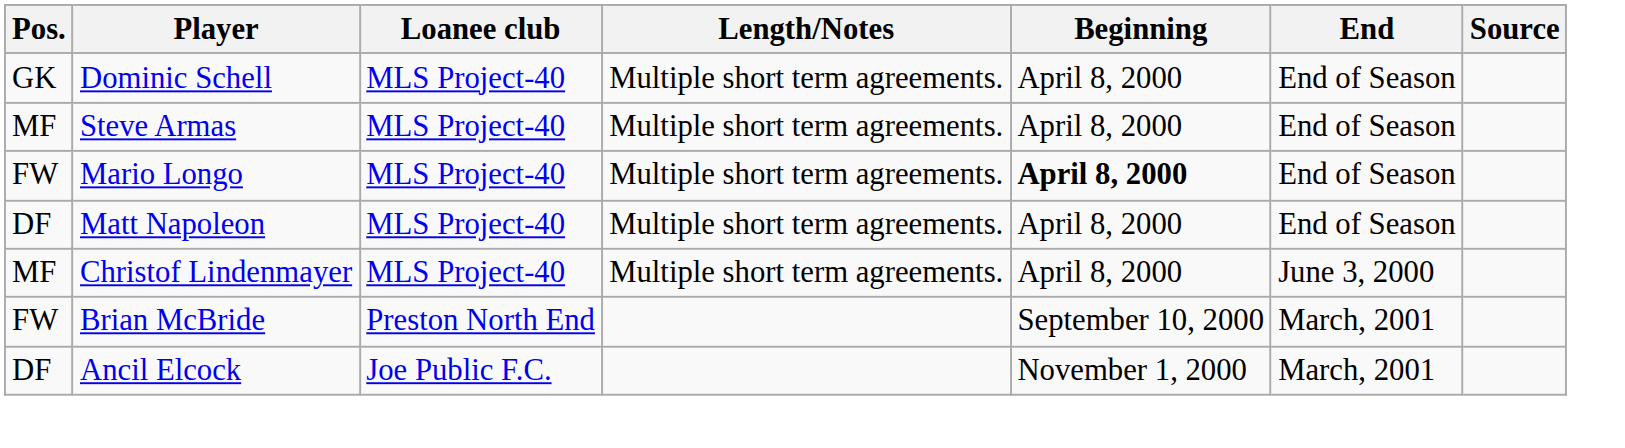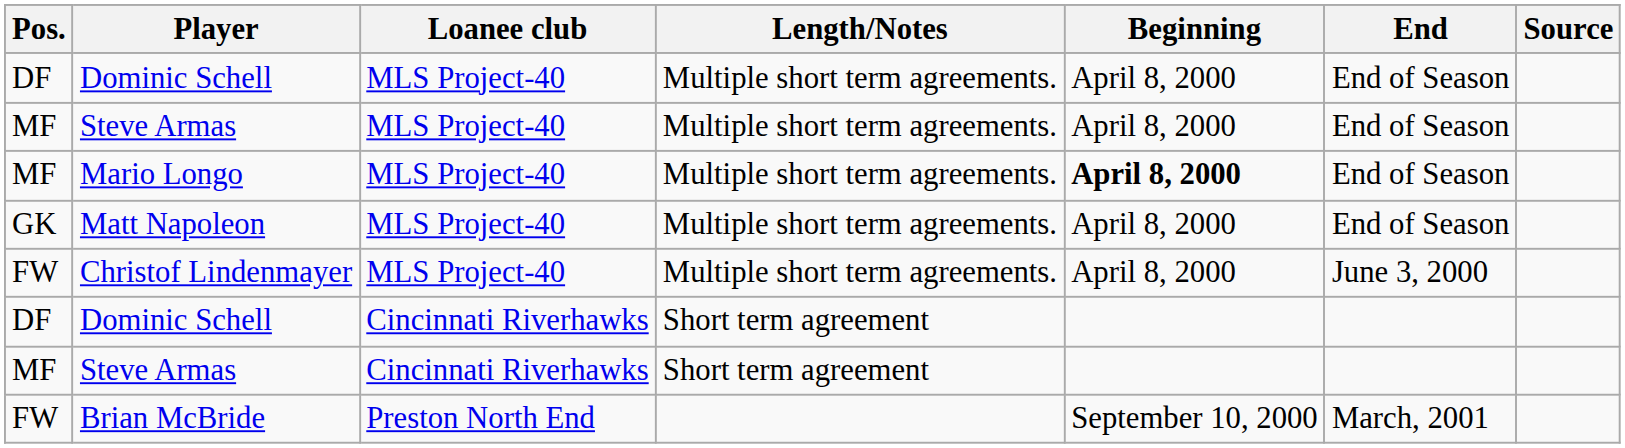(34, 77) GK -> (32, 77) DF
(35, 175) FW -> (34, 175) MF
(32, 223) DF -> (34, 223) GK
(34, 272) MF -> (35, 272) FW
+ row: (176, 321)
+ row: (158, 369)
- row: (161, 369)
